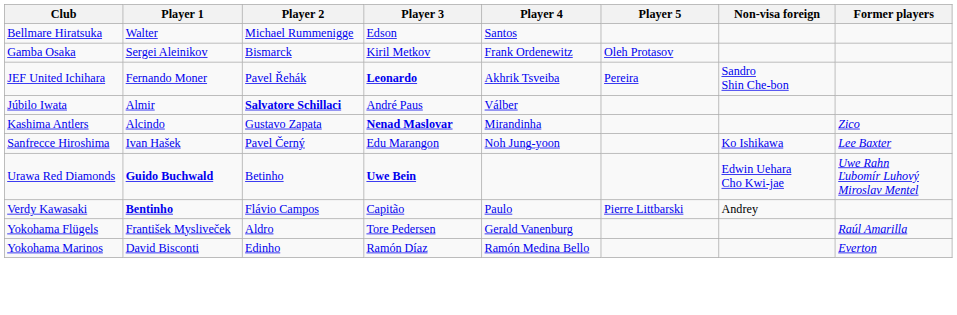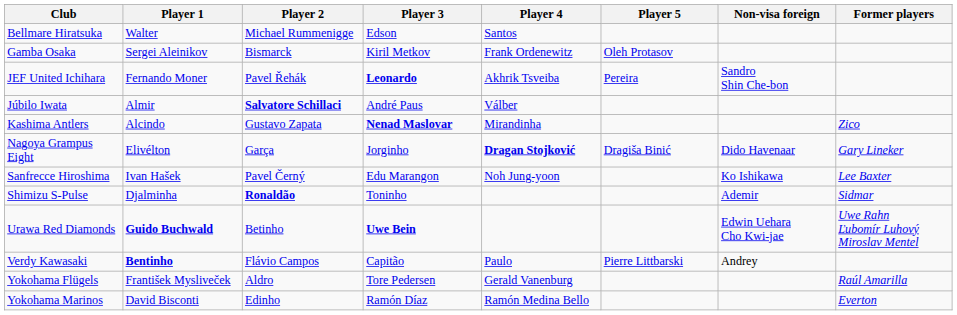+ row: (50, 150)
+ row: (48, 195)
